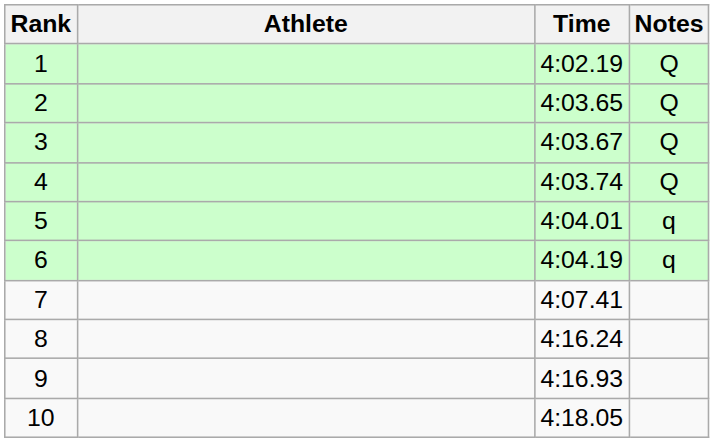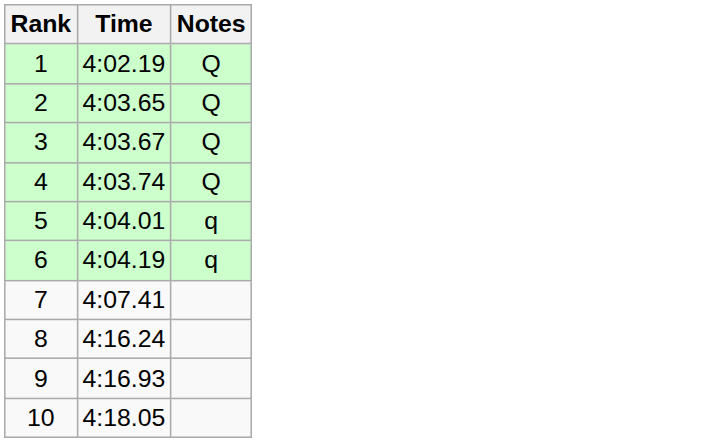- column: (306, 24)
